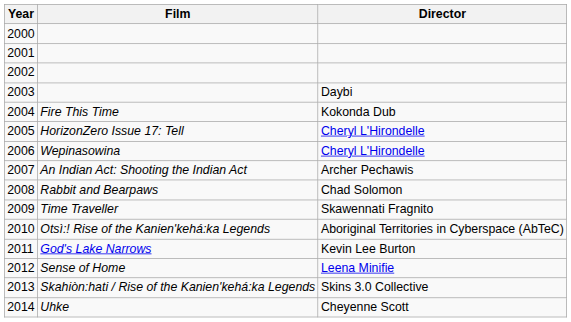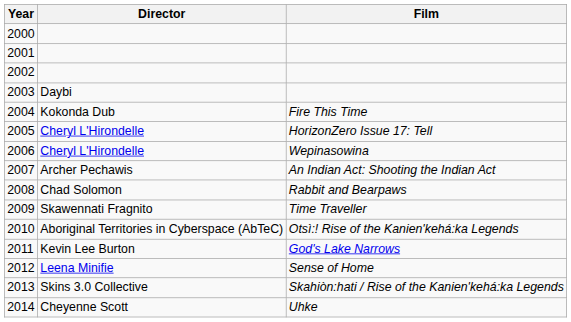columns swapped: (178, 14) <-> (442, 14)
